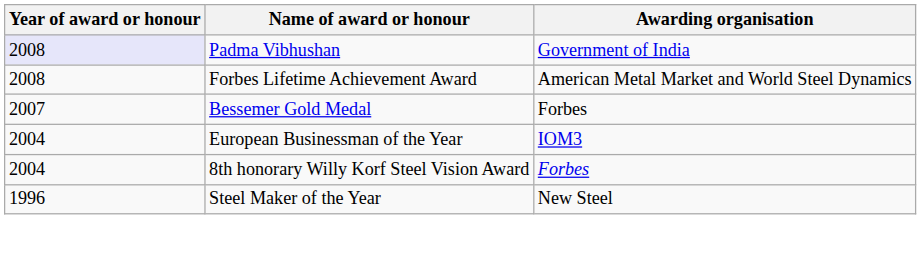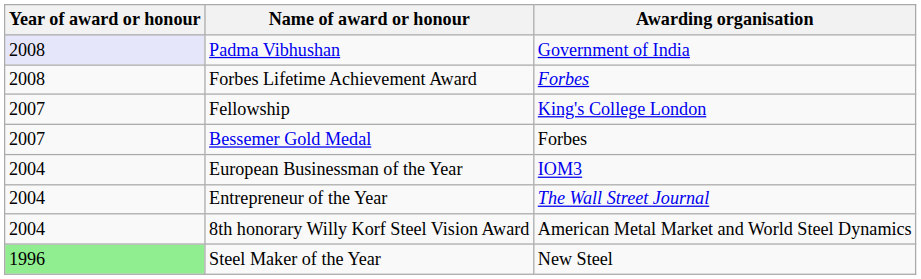(725, 79) American Metal Market and World Steel Dynamics -> (563, 79) Forbes
+ row: (249, 109)
+ row: (298, 199)
(563, 169) Forbes -> (725, 229) American Metal Market and World Steel Dynamics
(27, 199) no background -> (27, 259) lightgreen background
